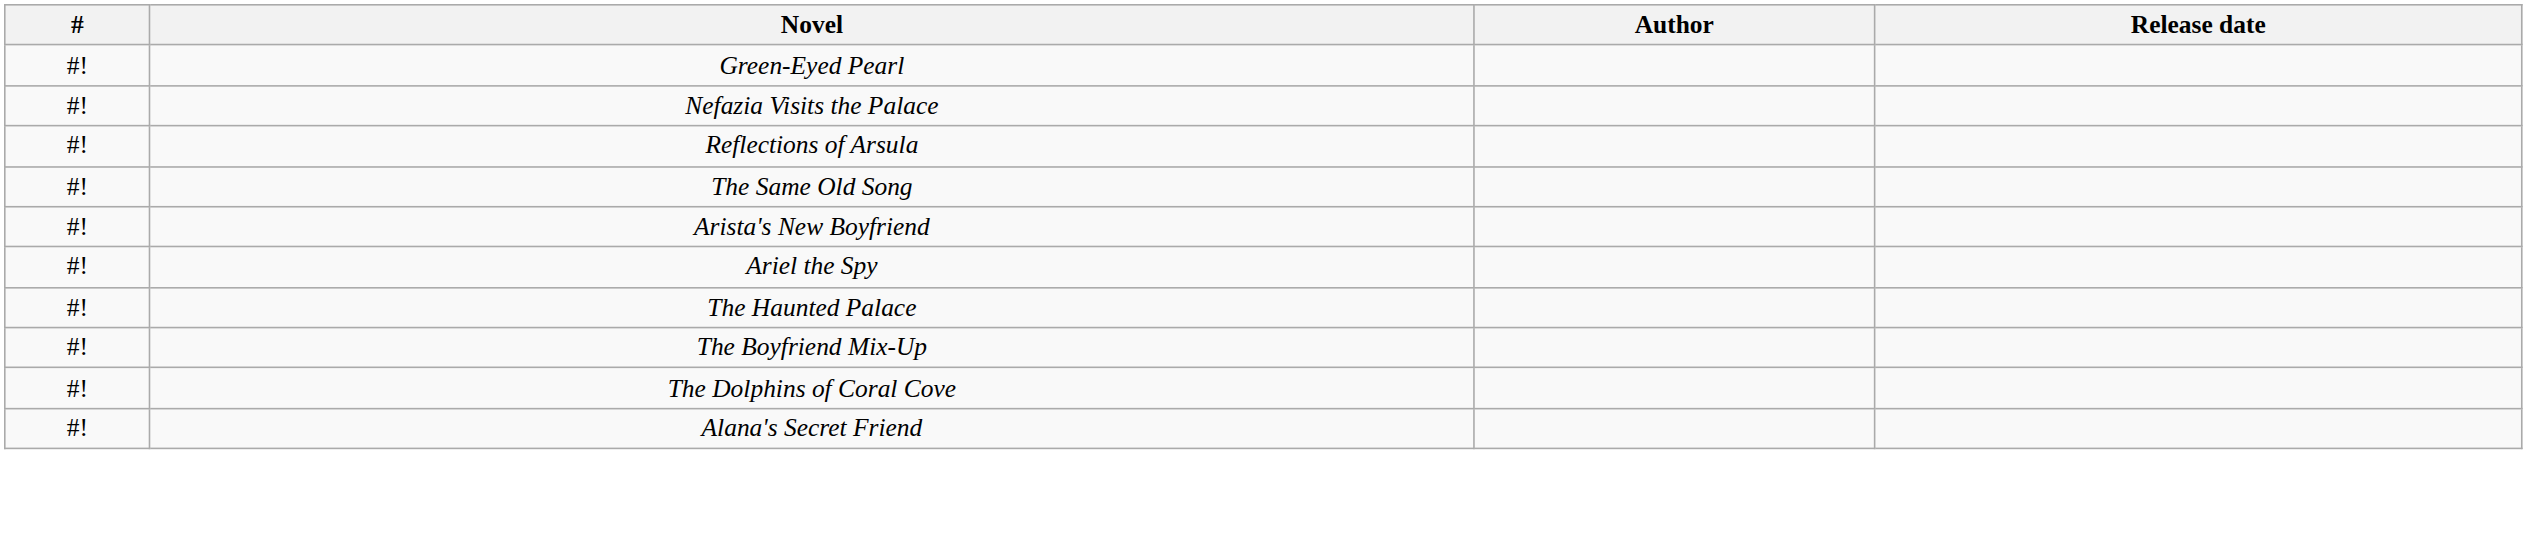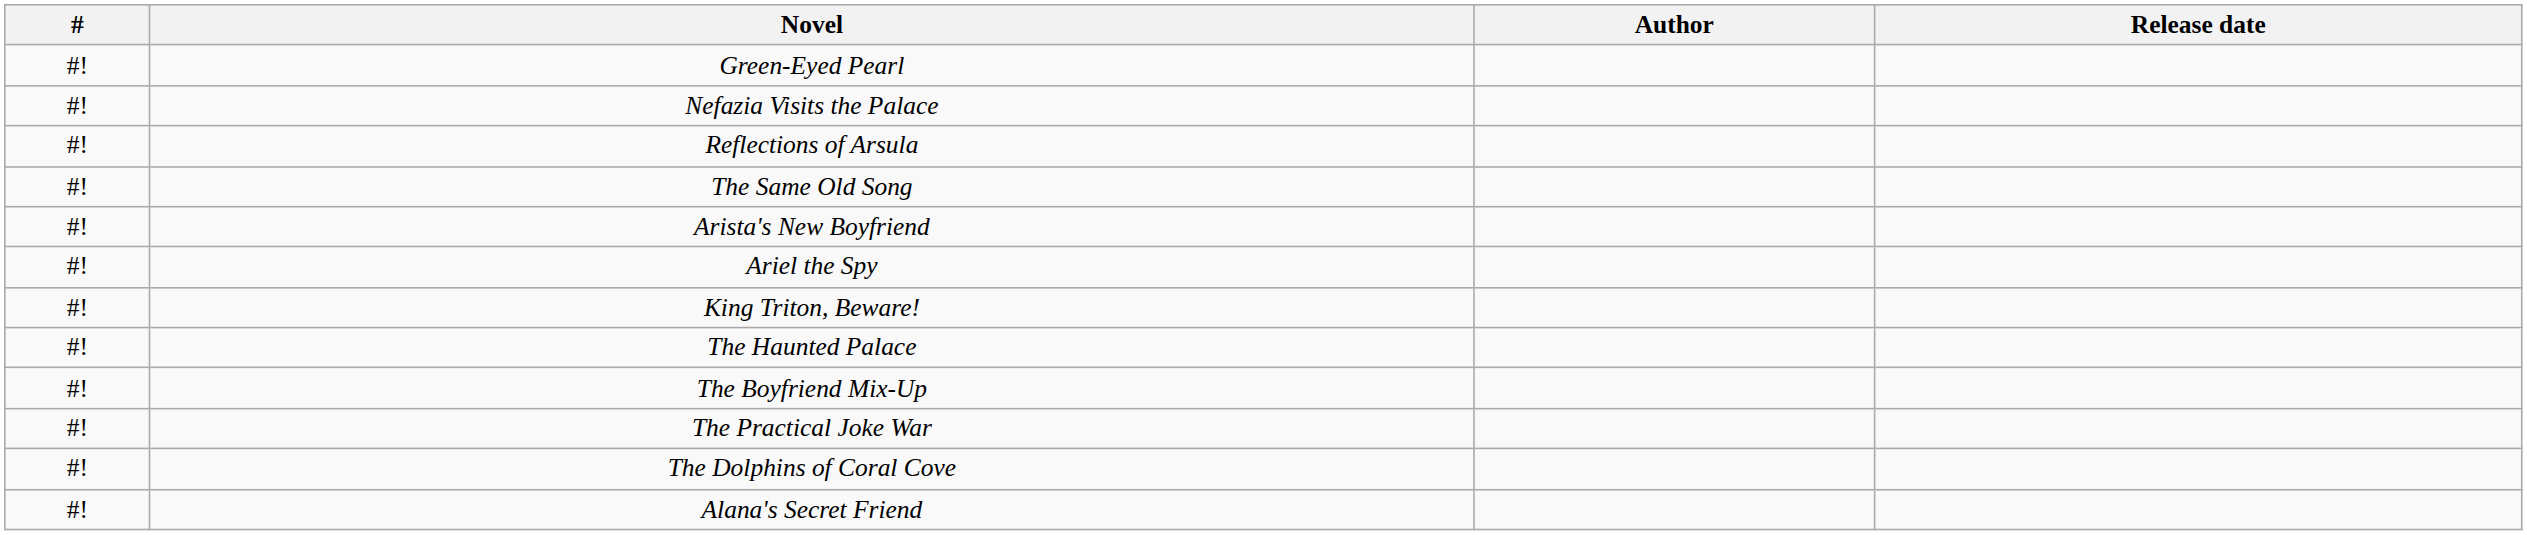+ row: (812, 307)
+ row: (812, 428)
